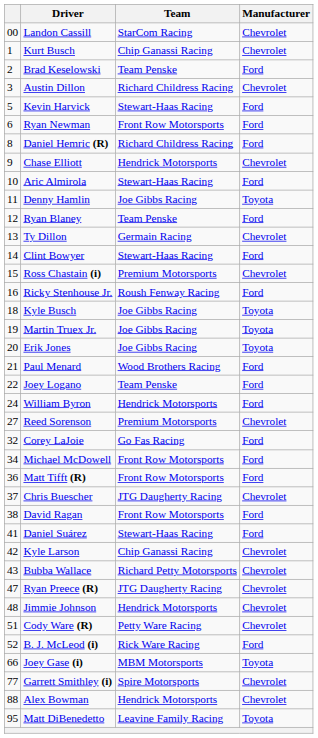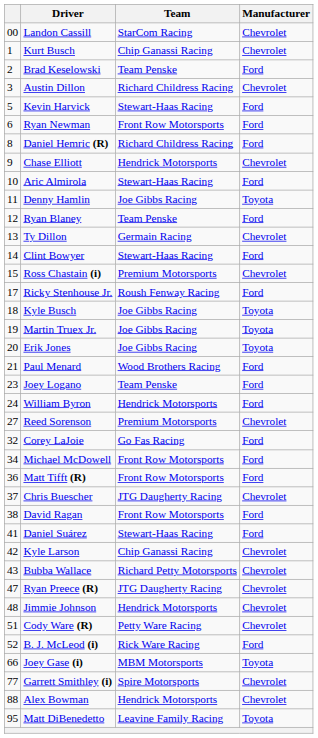(13, 292) 16 -> (13, 292) 17
(13, 384) 22 -> (13, 384) 23
